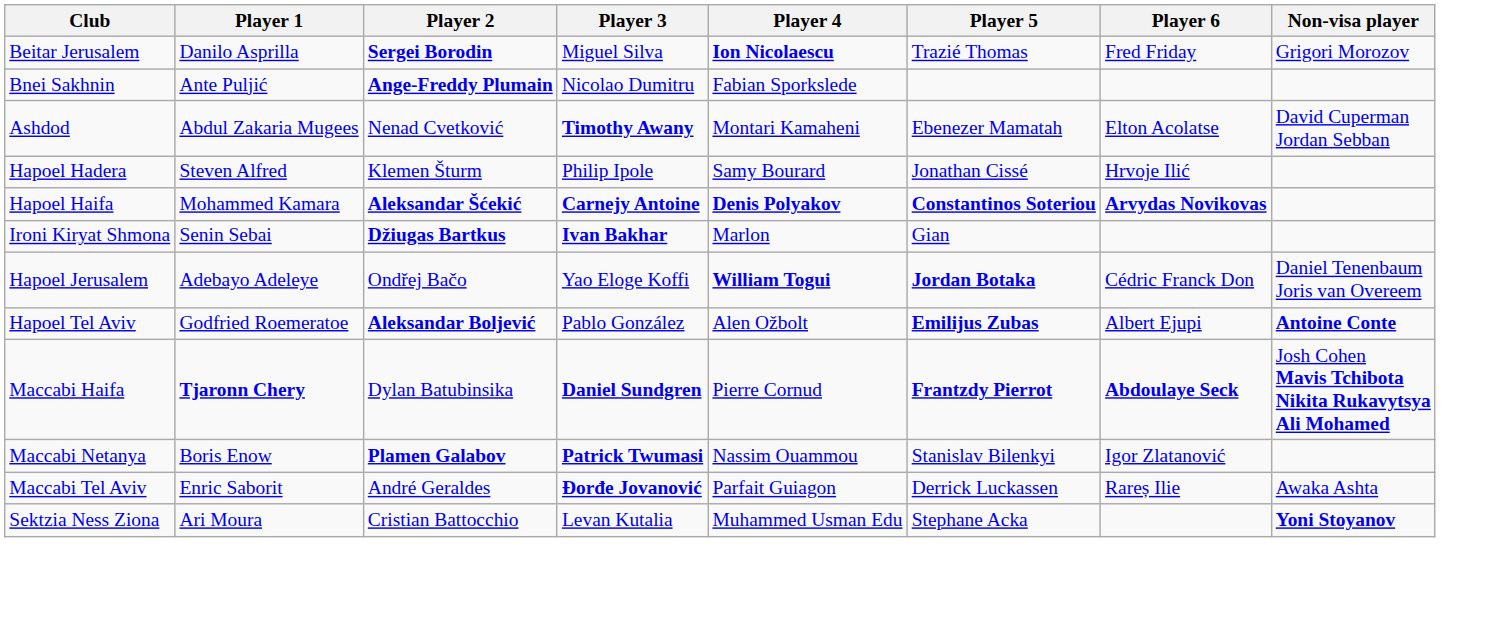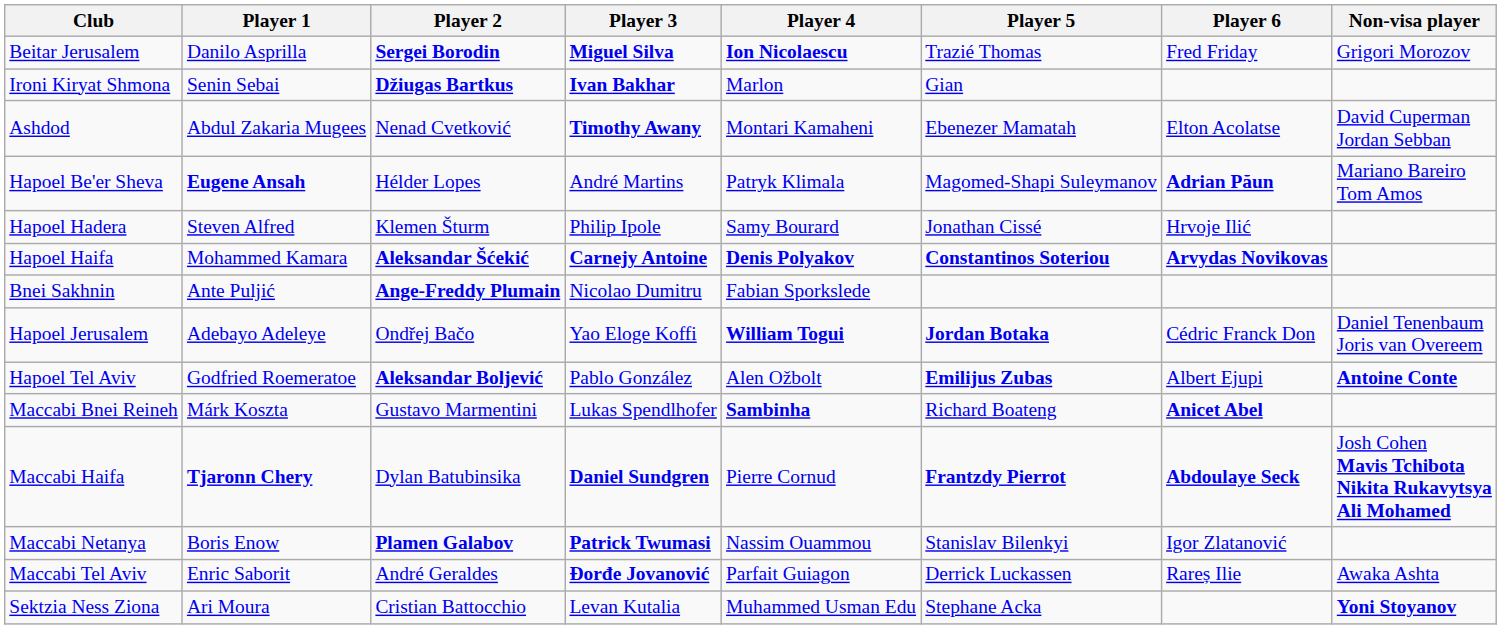(612, 52) normal -> (622, 52) bold
rows swapped: (62, 84) <-> (90, 235)
+ row: (86, 182)
+ row: (94, 409)
